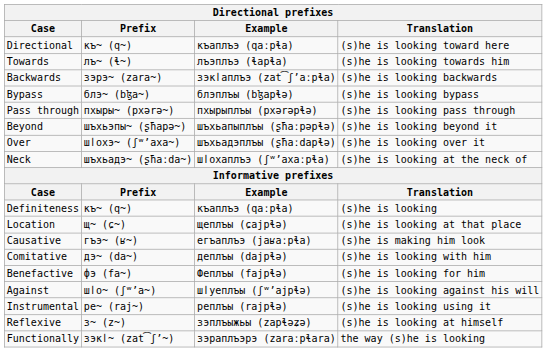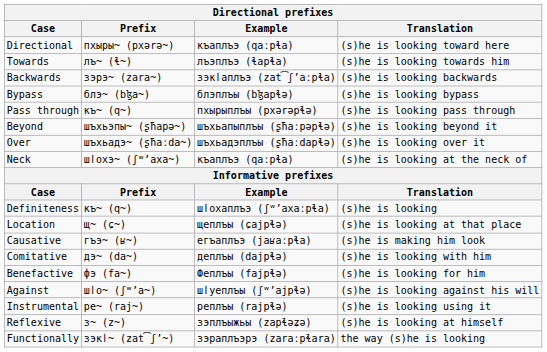(108, 45) къ~ (q~) -> (129, 45) пхыры~ (pxərə~)
(129, 110) пхыры~ (pxərə~) -> (108, 110) къ~ (q~)
(132, 143) шӏохэ~ (ʃʷʼaxa~) -> (138, 143) шъхьадэ~ (ʂħaːda~)
(138, 159) шъхьадэ~ (ʂħaːda~) -> (132, 159) шӏохэ~ (ʃʷʼaxa~)
(263, 159) шӏохаплъэ (ʃʷʼaxaːpɬa) -> (245, 159) къаплъэ (qaːpɬa)
(245, 208) къаплъэ (qaːpɬa) -> (263, 208) шӏохаплъэ (ʃʷʼaxaːpɬa)
